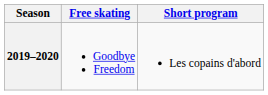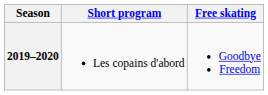columns swapped: (201, 13) <-> (100, 13)
